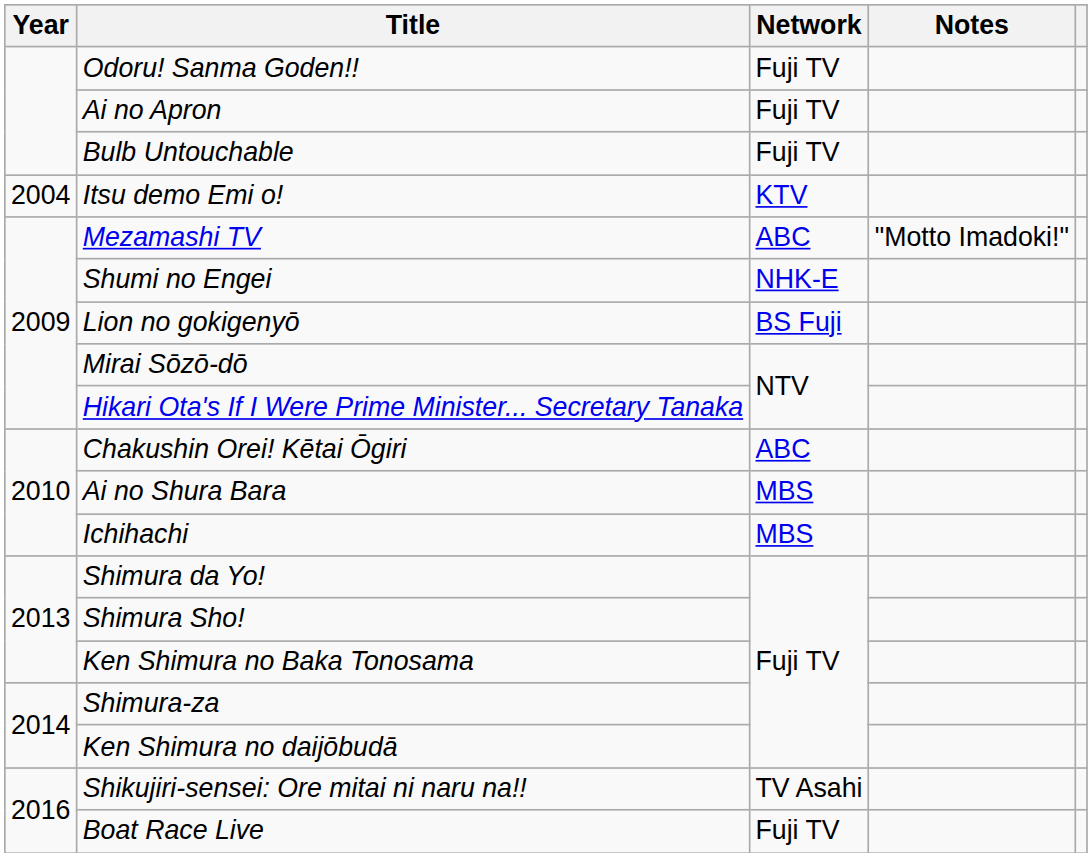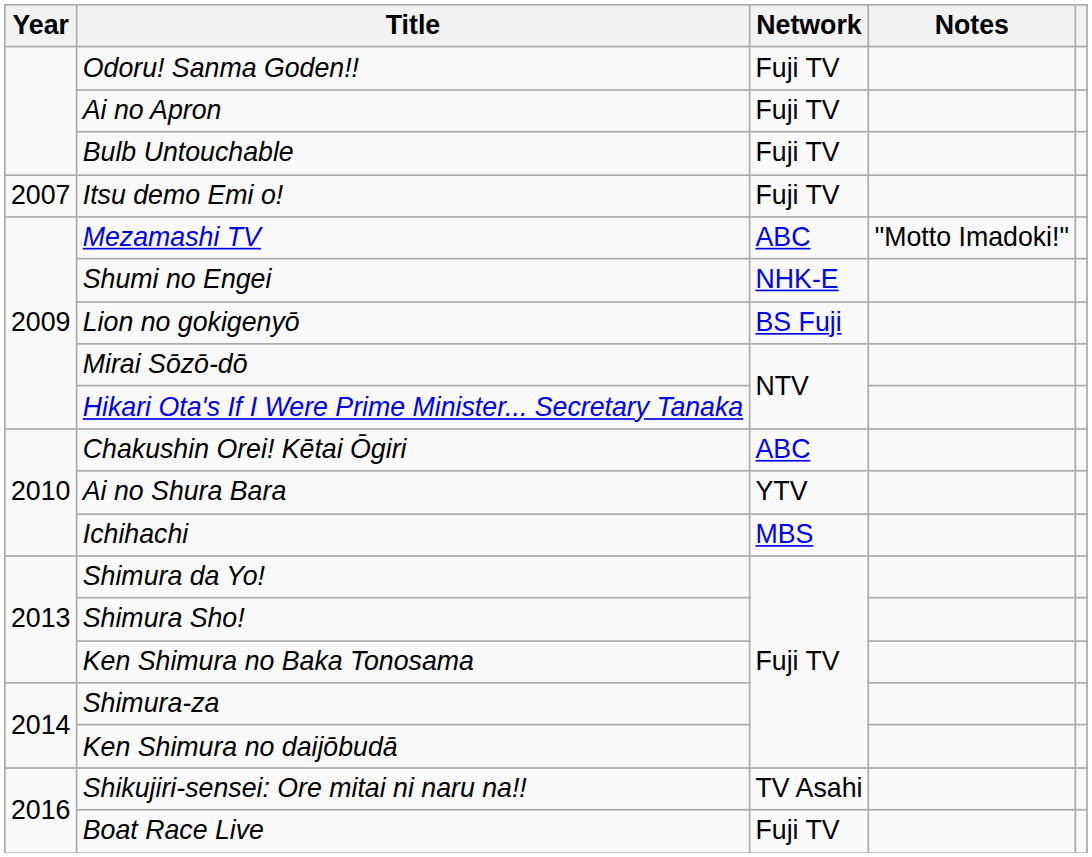(41, 195) 2004 -> (41, 195) 2007
(781, 195) KTV -> (798, 195) Fuji TV
(784, 491) MBS -> (781, 491) YTV
